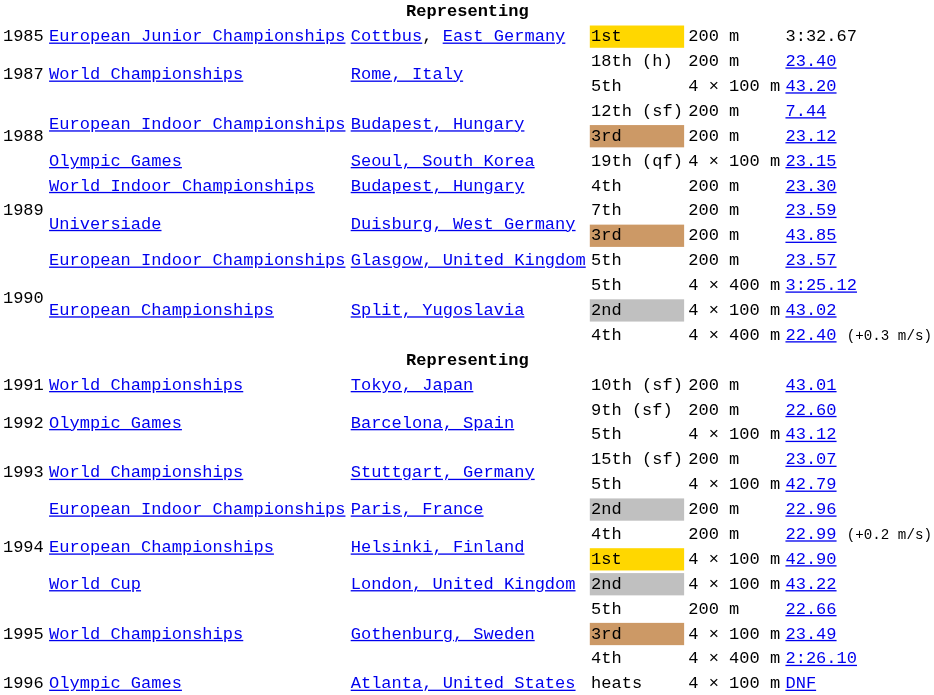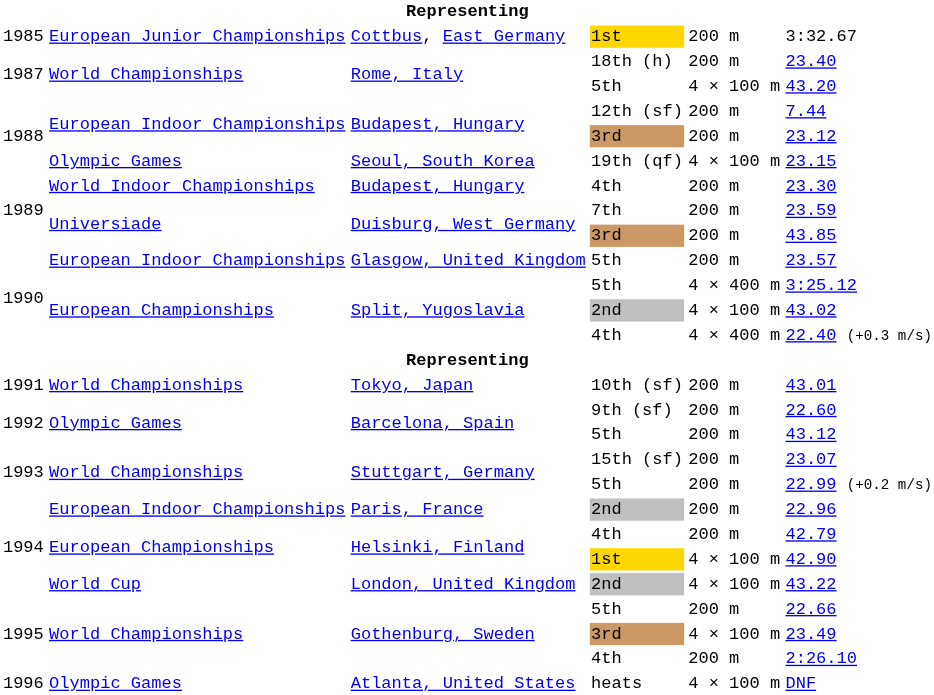(734, 435) 4 × 100 m -> (714, 435) 200 m
(734, 485) 4 × 100 m -> (714, 485) 200 m
(811, 485) 42.79 -> (859, 485) 22.99 (+0.2 m/s)
(859, 534) 22.99 (+0.2 m/s) -> (811, 534) 42.79
(734, 659) 4 × 400 m -> (714, 659) 200 m
